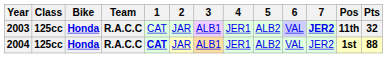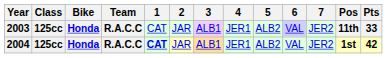(321, 28) bold -> (321, 28) normal
(372, 28) 32 -> (371, 28) 33
(372, 45) 88 -> (371, 45) 42
